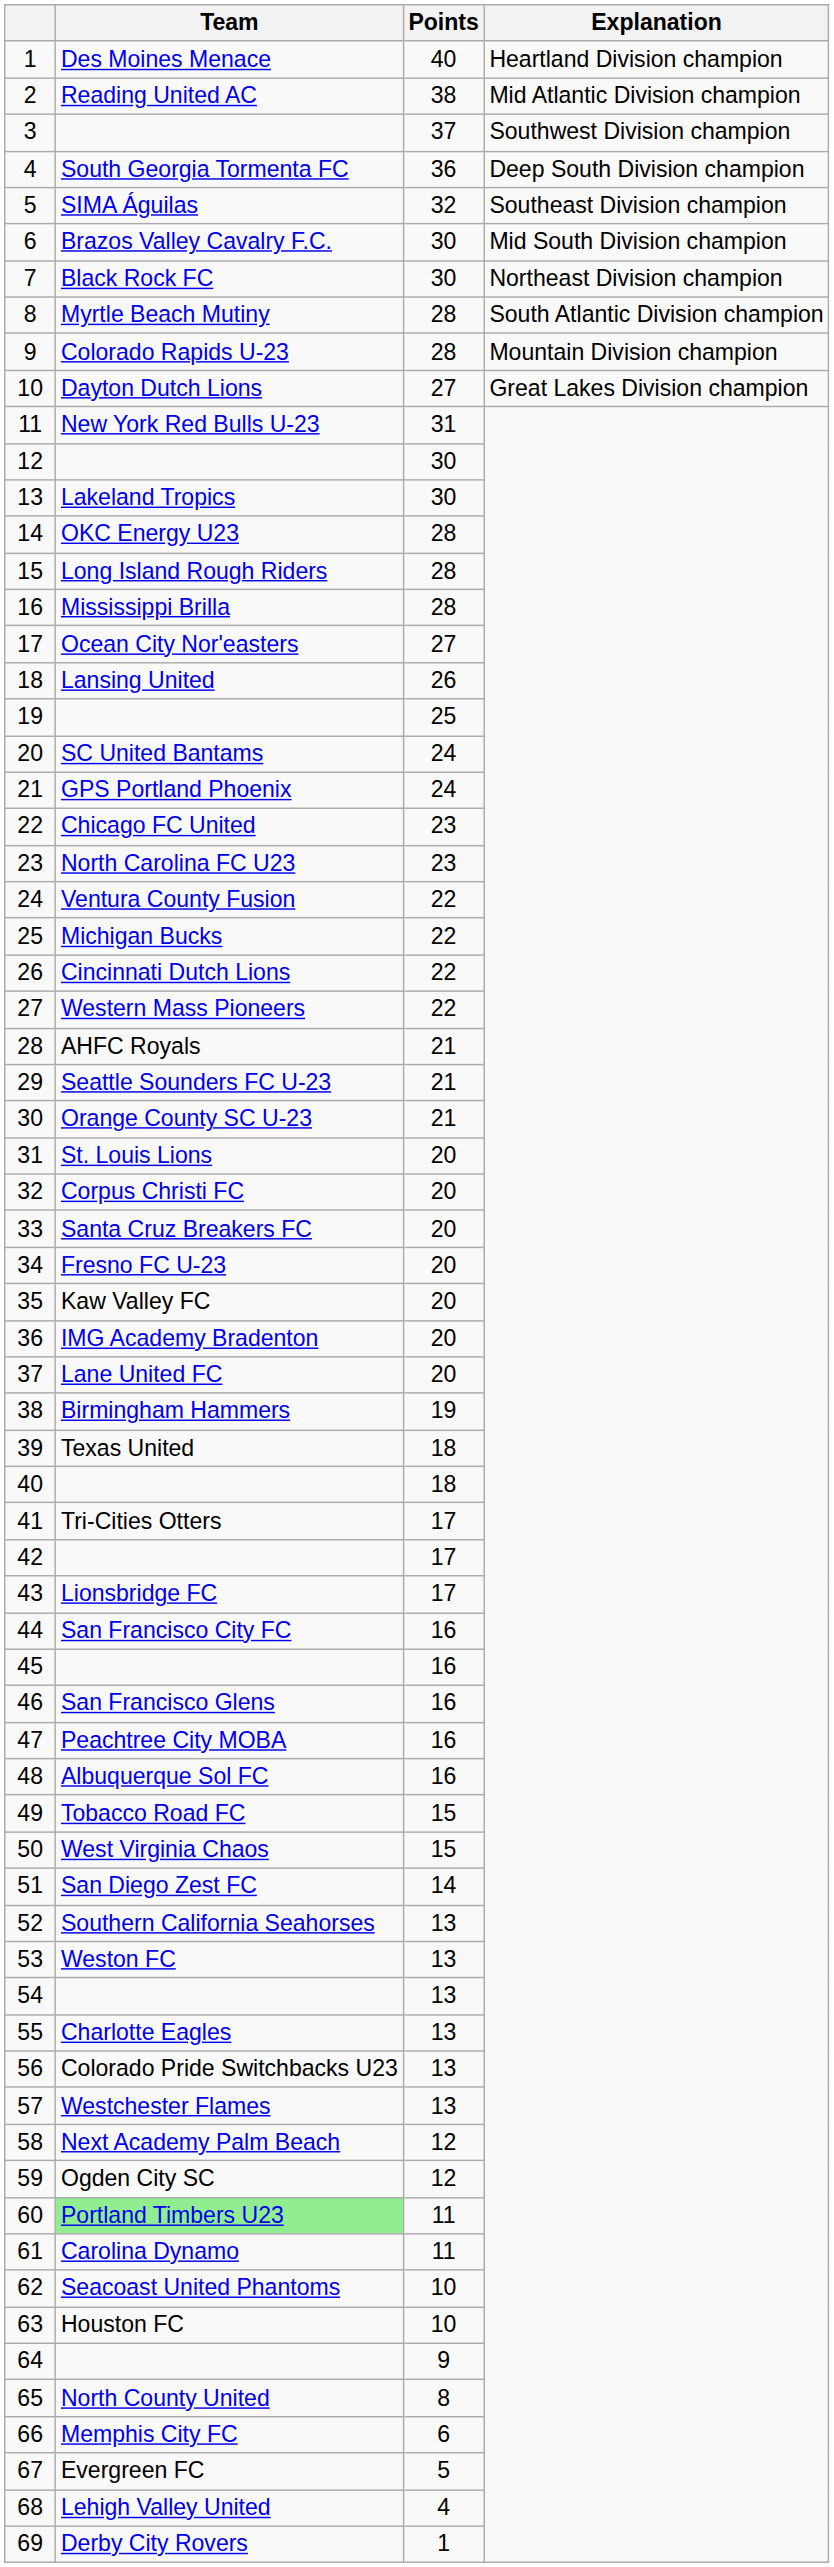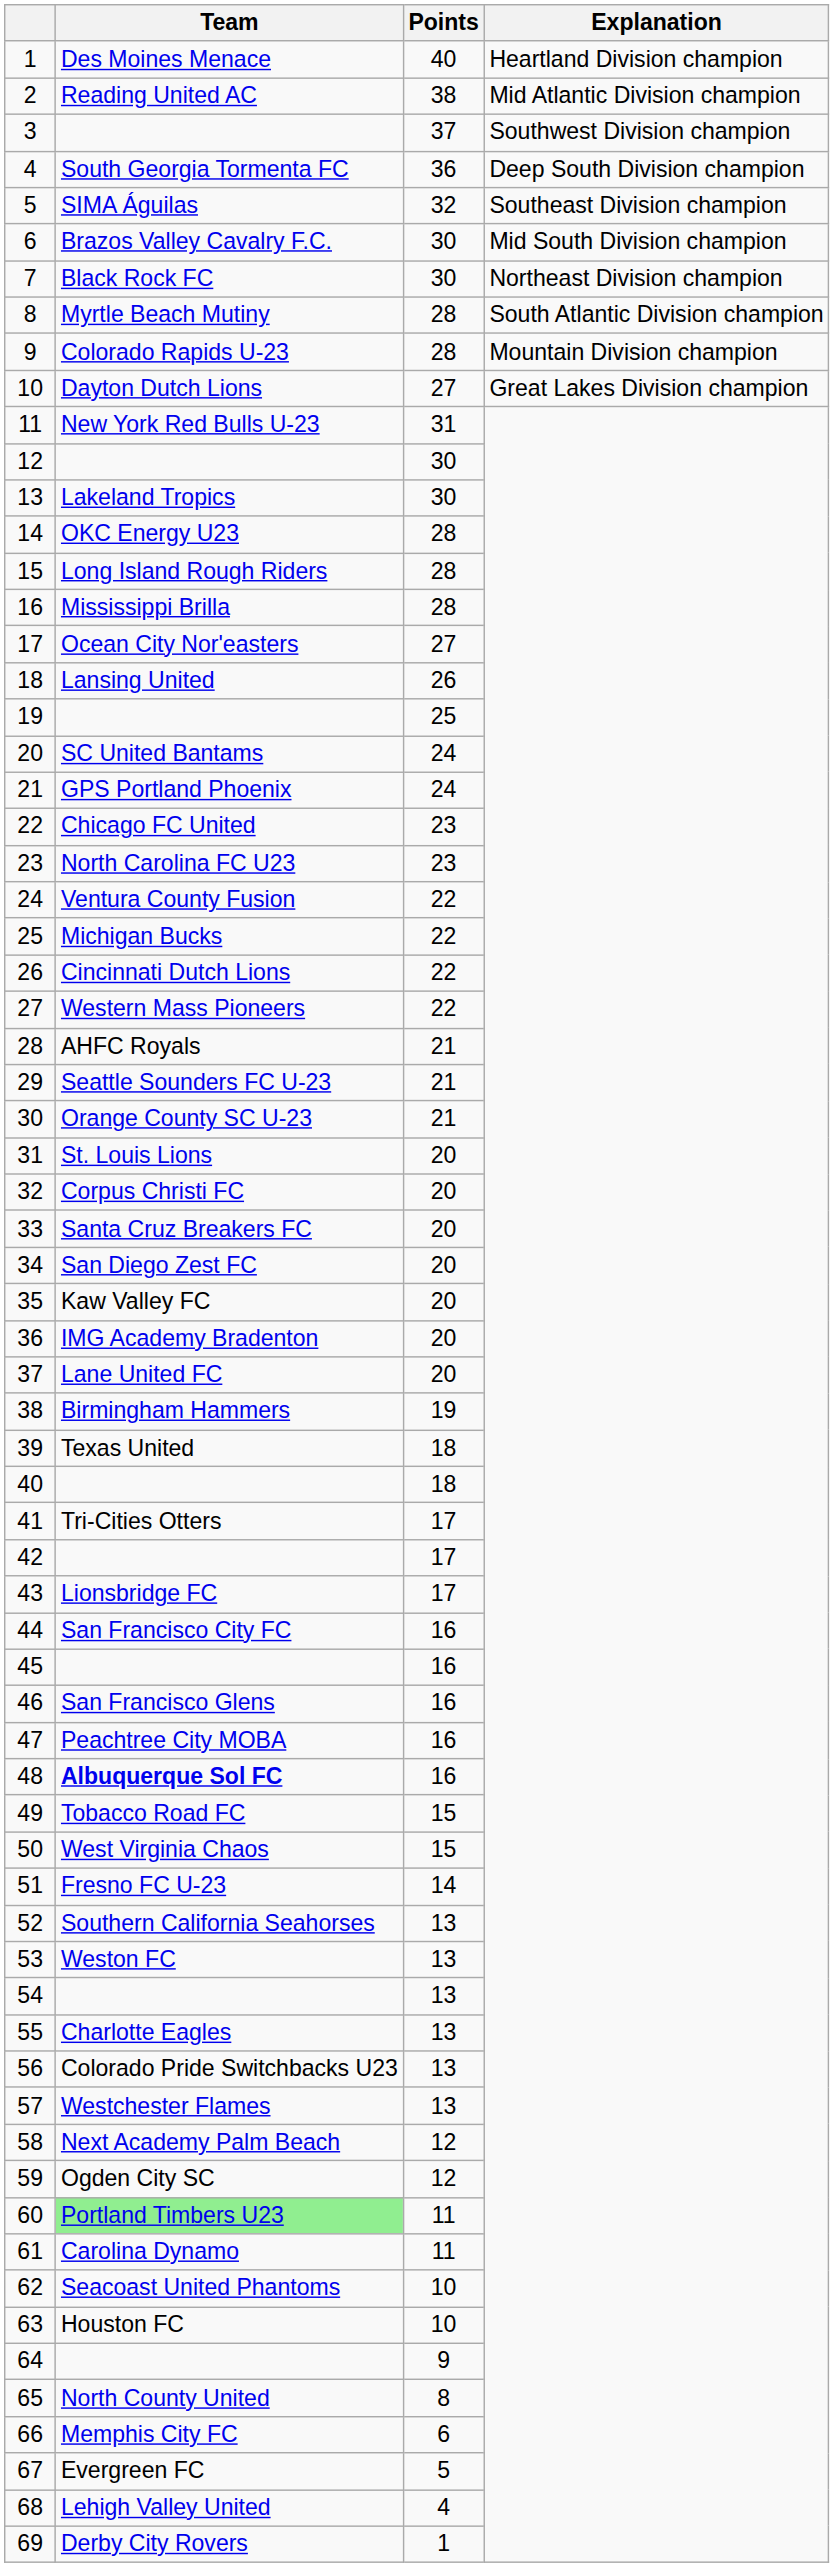(144, 1265) Fresno FC U-23 -> (159, 1265) San Diego Zest FC
(165, 1776) normal -> (172, 1776) bold
(159, 1886) San Diego Zest FC -> (144, 1886) Fresno FC U-23
